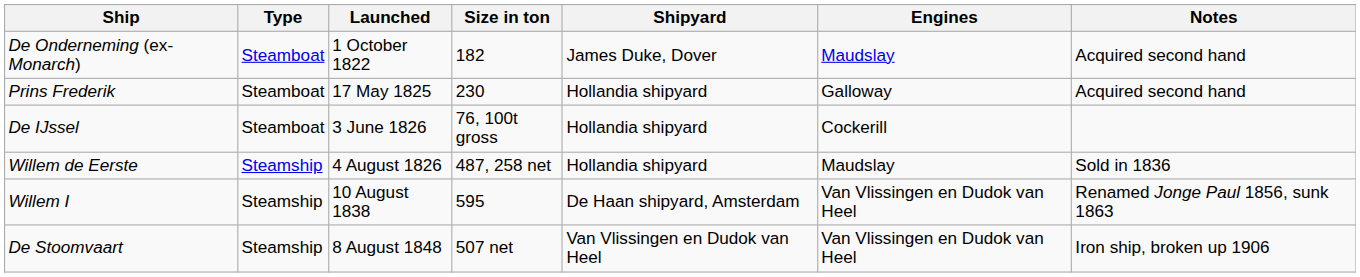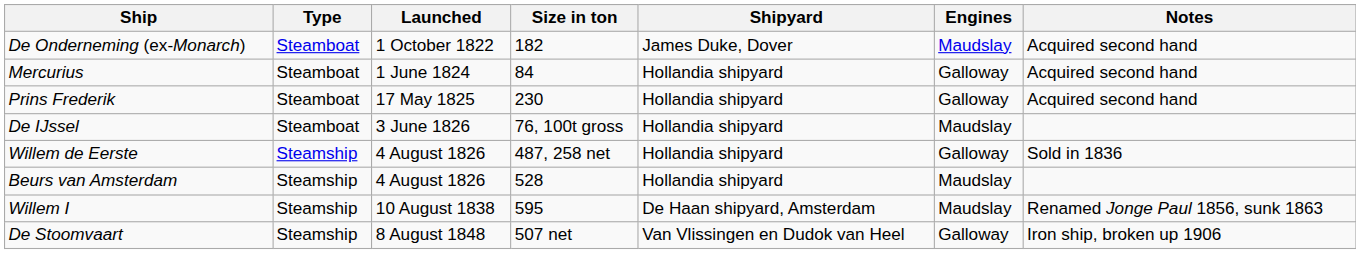+ row: (46, 72)
(854, 128) Cockerill -> (975, 126) Maudslay
(858, 165) Maudslay -> (973, 153) Galloway
+ row: (93, 180)
(932, 201) Van Vlissingen en Dudok van Heel -> (975, 208) Maudslay
(932, 248) Van Vlissingen en Dudok van Heel -> (973, 235) Galloway
